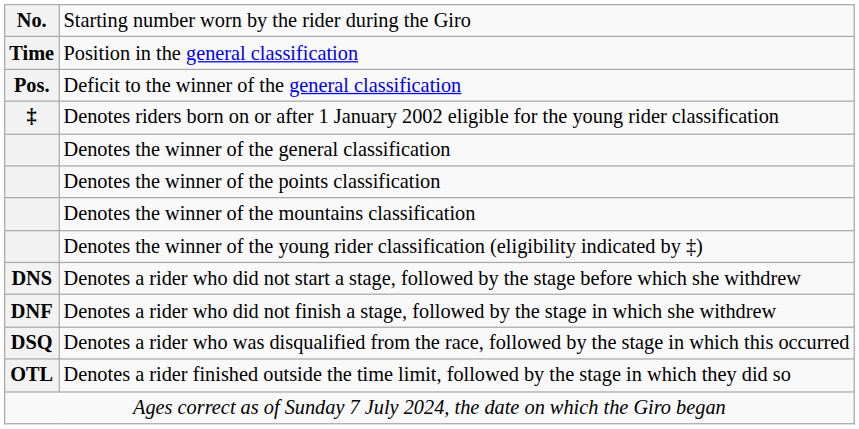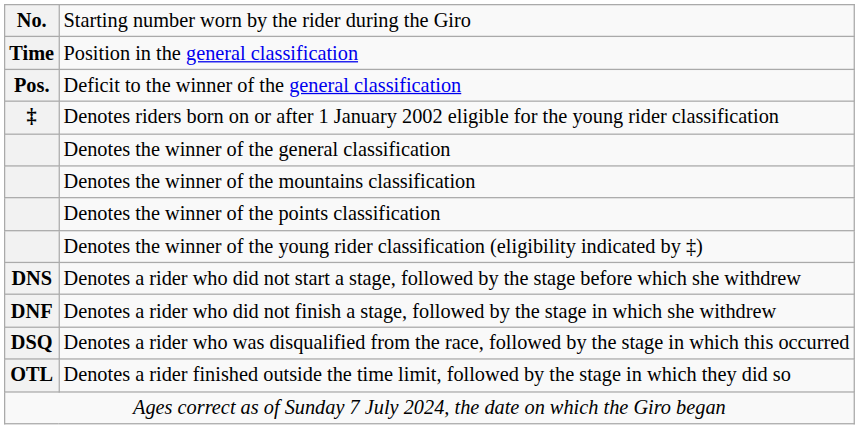rows swapped: (252, 181) <-> (269, 213)
